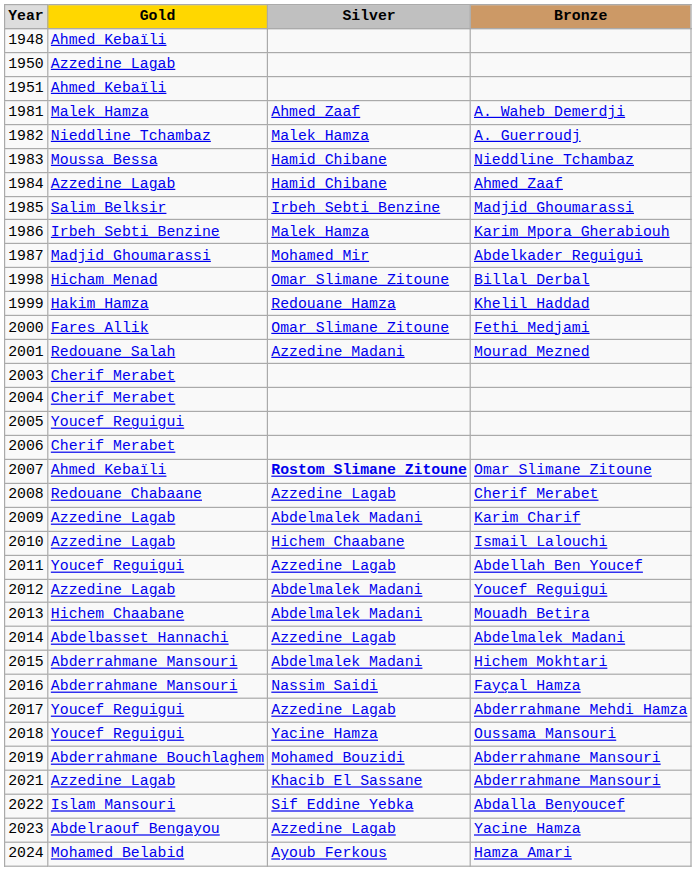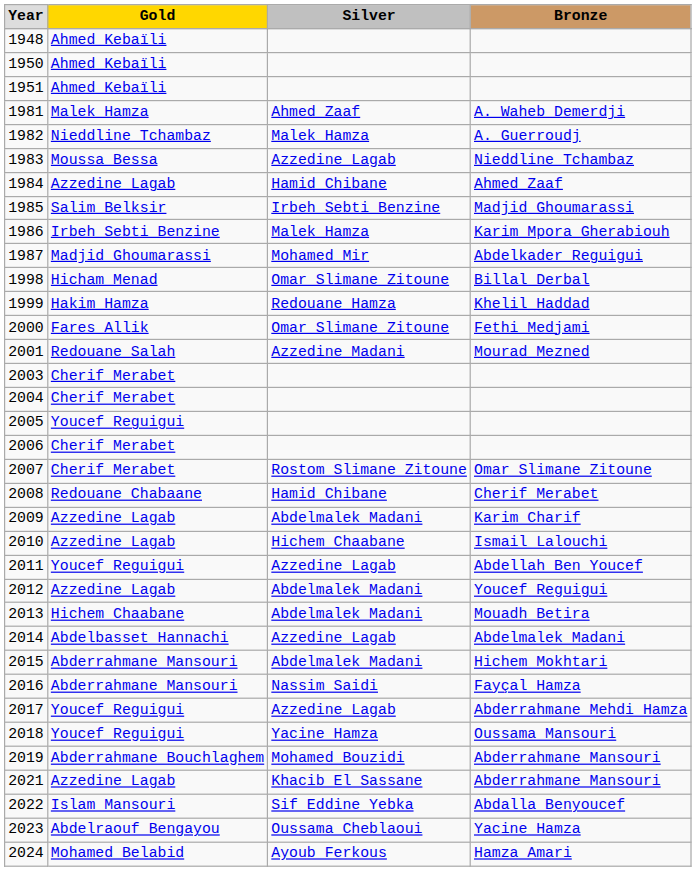(113, 65) Azzedine Lagab -> (109, 65) Ahmed Kebaïli
(329, 160) Hamid Chibane -> (334, 160) Azzedine Lagab
(109, 471) Ahmed Kebaïli -> (113, 471) Cherif Merabet
(369, 471) bold -> (369, 471) normal
(334, 495) Azzedine Lagab -> (329, 495) Hamid Chibane
(334, 830) Azzedine Lagab -> (347, 830) Oussama Cheblaoui
